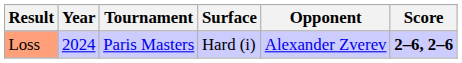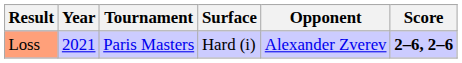(79, 44) 2024 -> (79, 44) 2021
